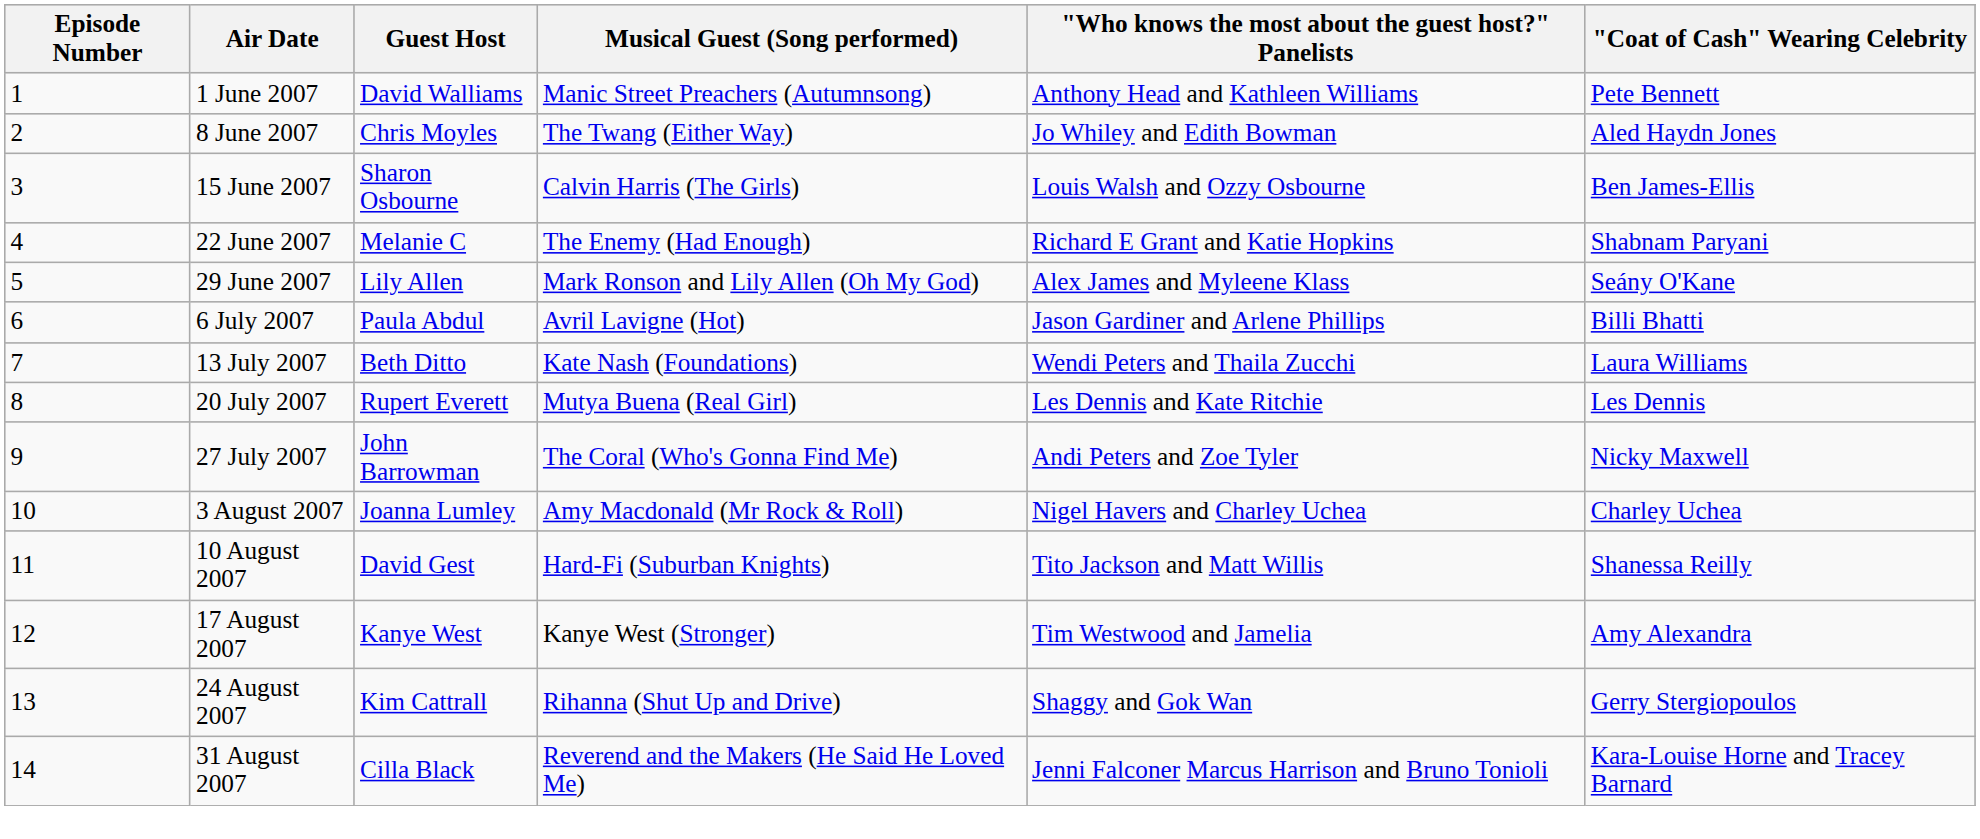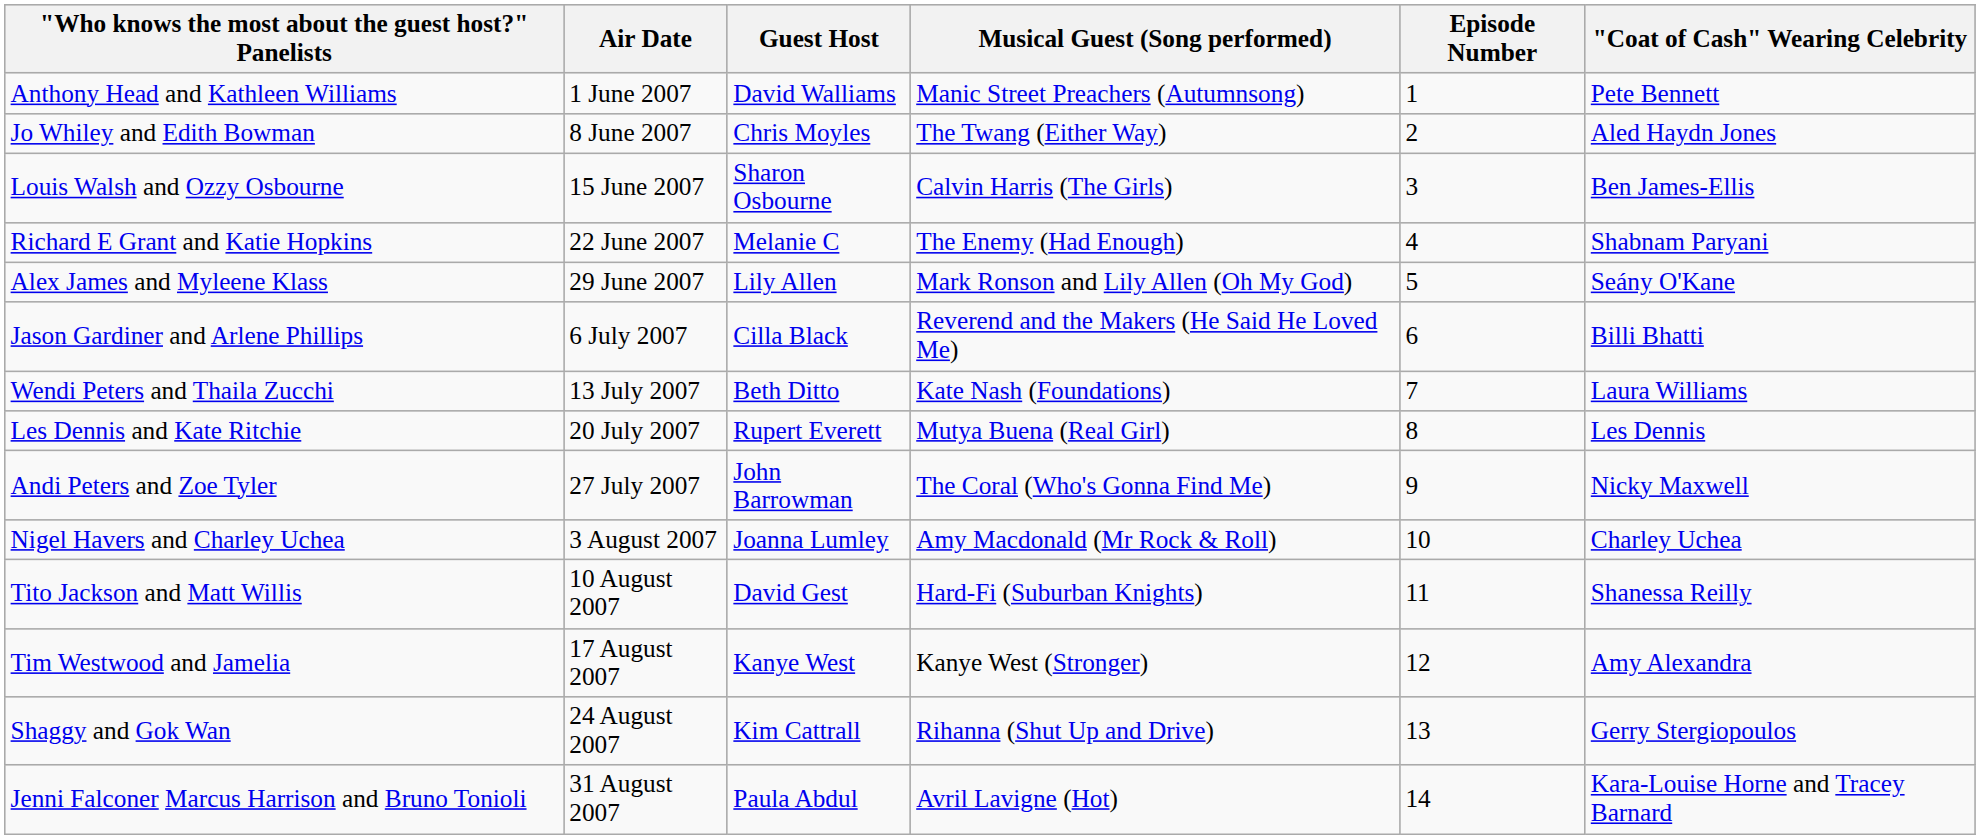columns swapped: (97, 38) <-> (1306, 38)
(422, 321) Paula Abdul -> (791, 336) Cilla Black
(644, 321) Avril Lavigne (Hot) -> (1147, 336) Reverend and the Makers (He Said He Loved Me)
(417, 770) Cilla Black -> (796, 799) Paula Abdul
(773, 770) Reverend and the Makers (He Said He Loved Me) -> (1017, 799) Avril Lavigne (Hot)
